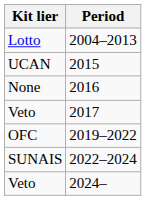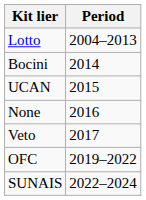+ row: (84, 64)
- row: (88, 183)
